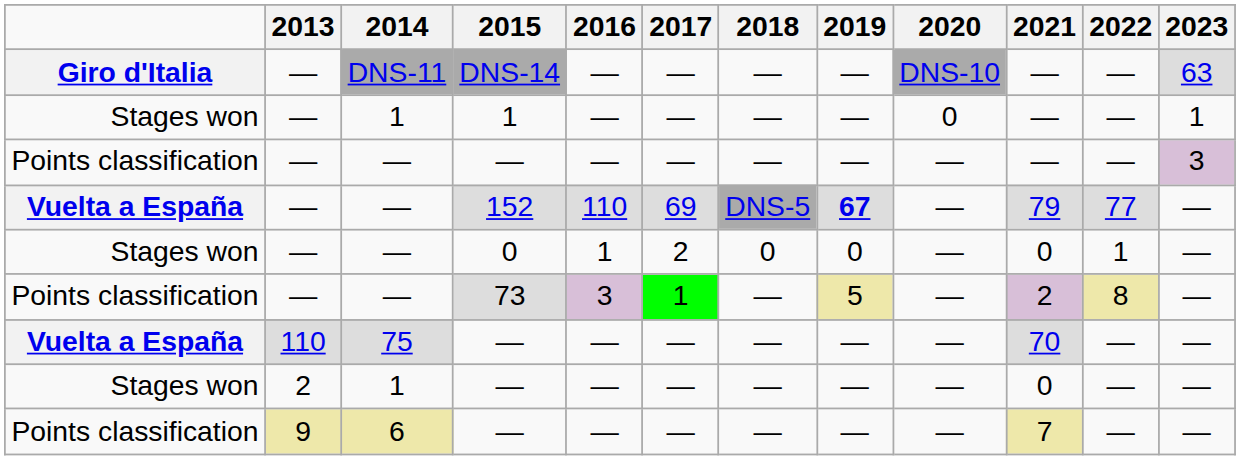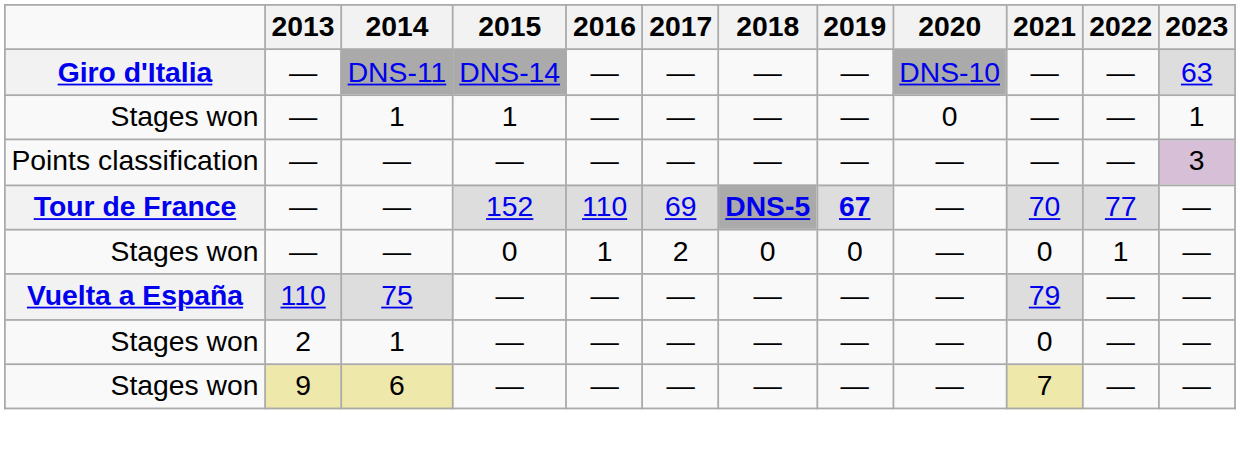(135, 206) Vuelta a España -> (135, 206) Tour de France
(768, 206) normal -> (768, 206) bold
(1045, 206) 79 -> (1045, 206) 70
- row: (397, 296)
(1045, 341) 70 -> (1045, 296) 79
(135, 431) Points classification -> (185, 386) Stages won
